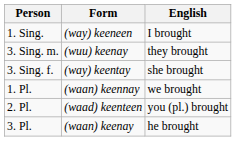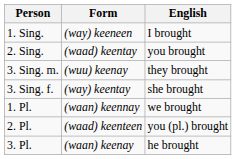+ row: (25, 51)
